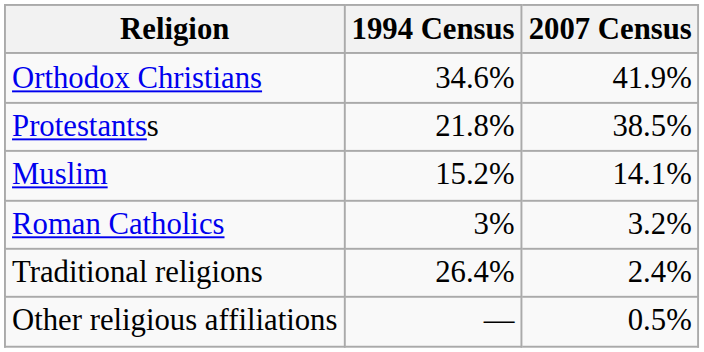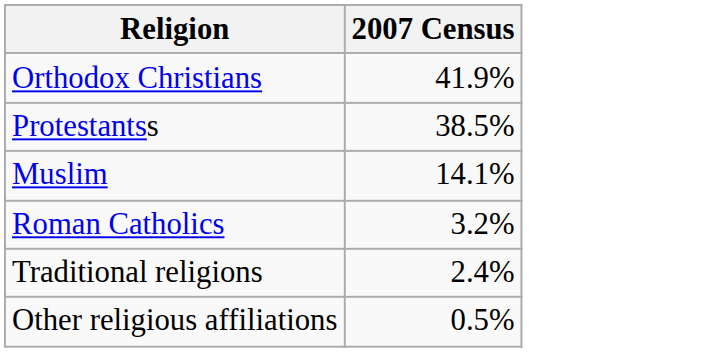- column: (433, 28)
